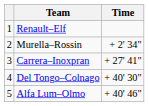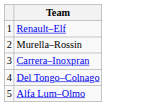- column: (123, 12)
